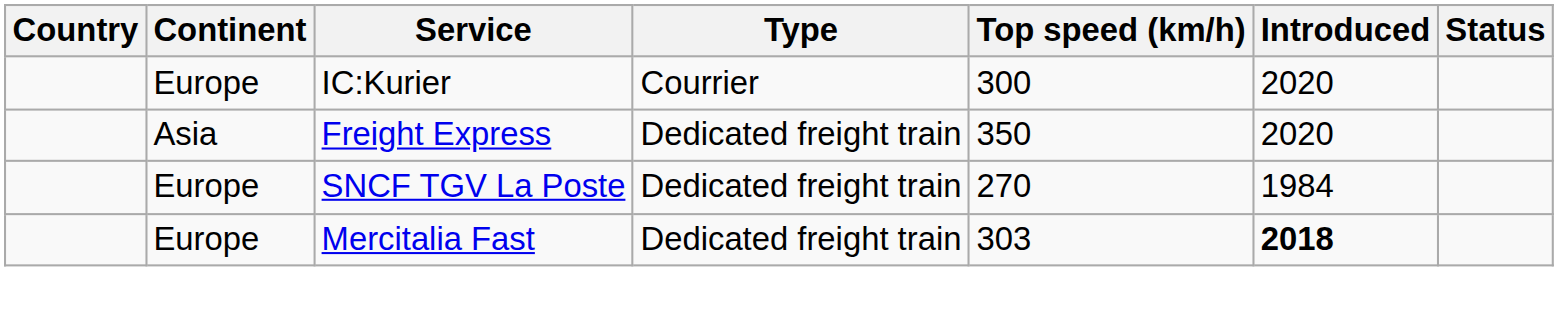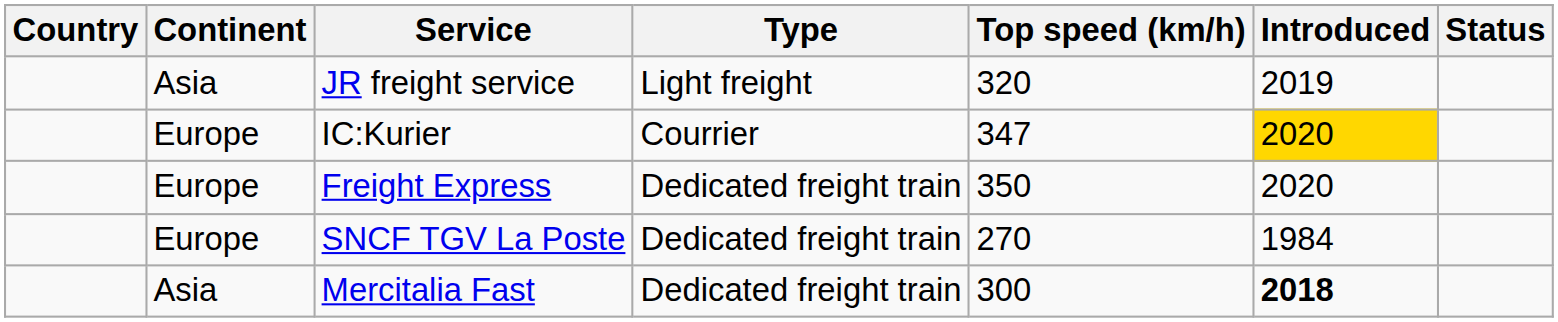+ row: (448, 82)
(1004, 82) 300 -> (1004, 134) 347
(1297, 82) no background -> (1297, 134) gold background
(185, 134) Asia -> (206, 186) Europe
(206, 238) Europe -> (185, 290) Asia
(1004, 238) 303 -> (1004, 290) 300
